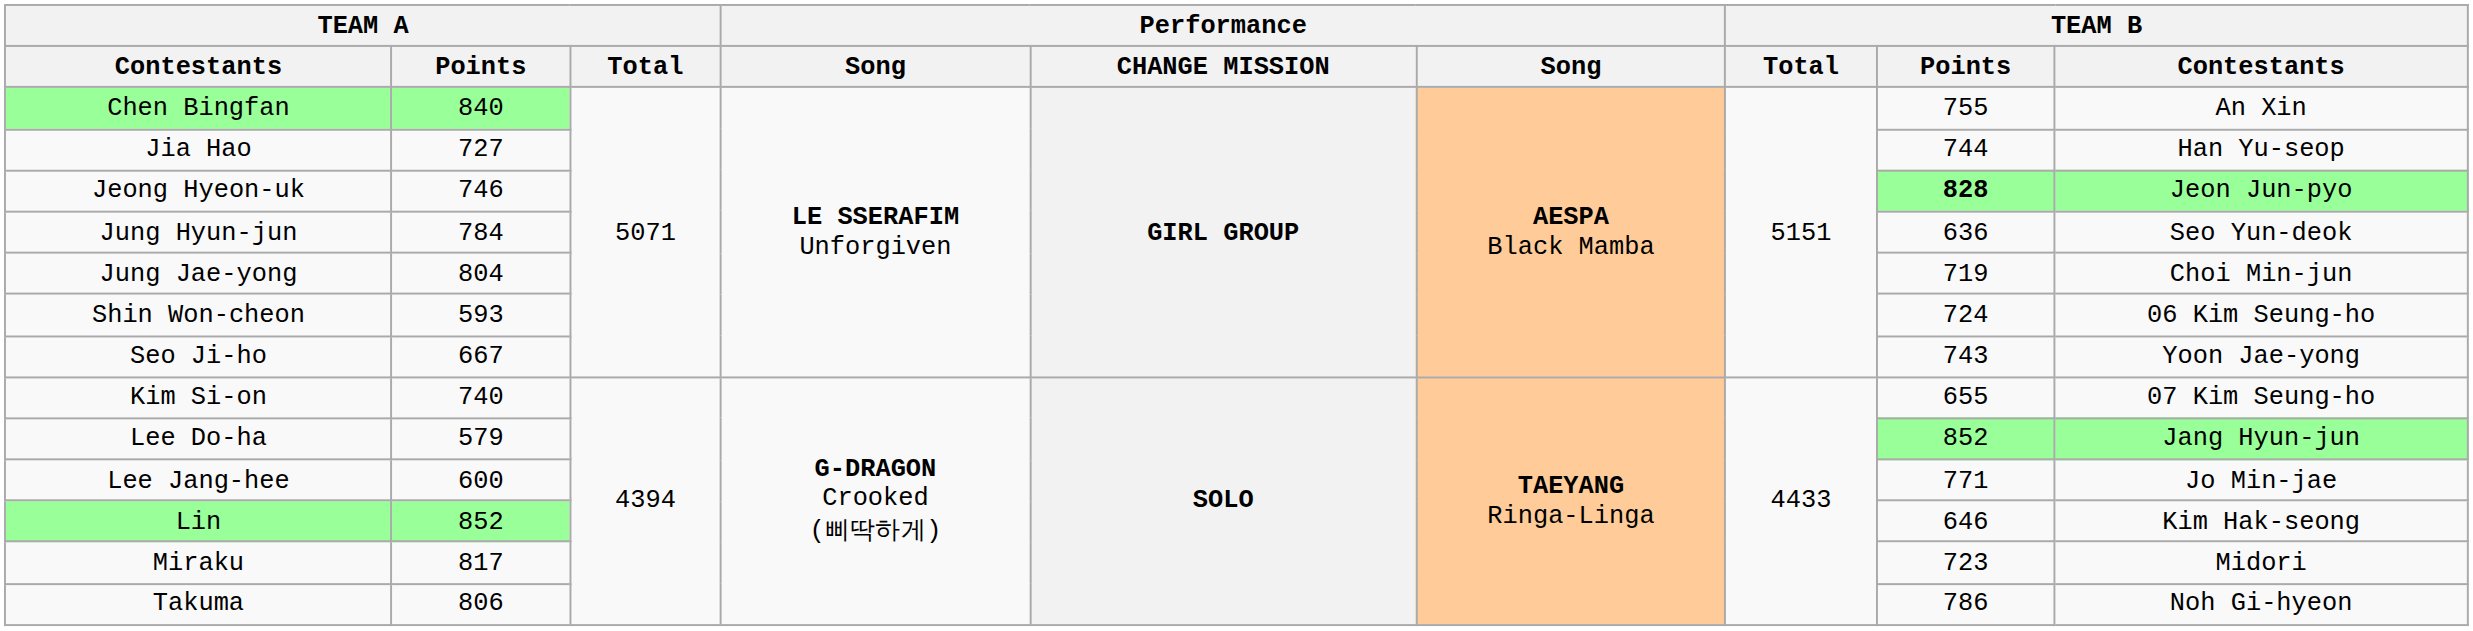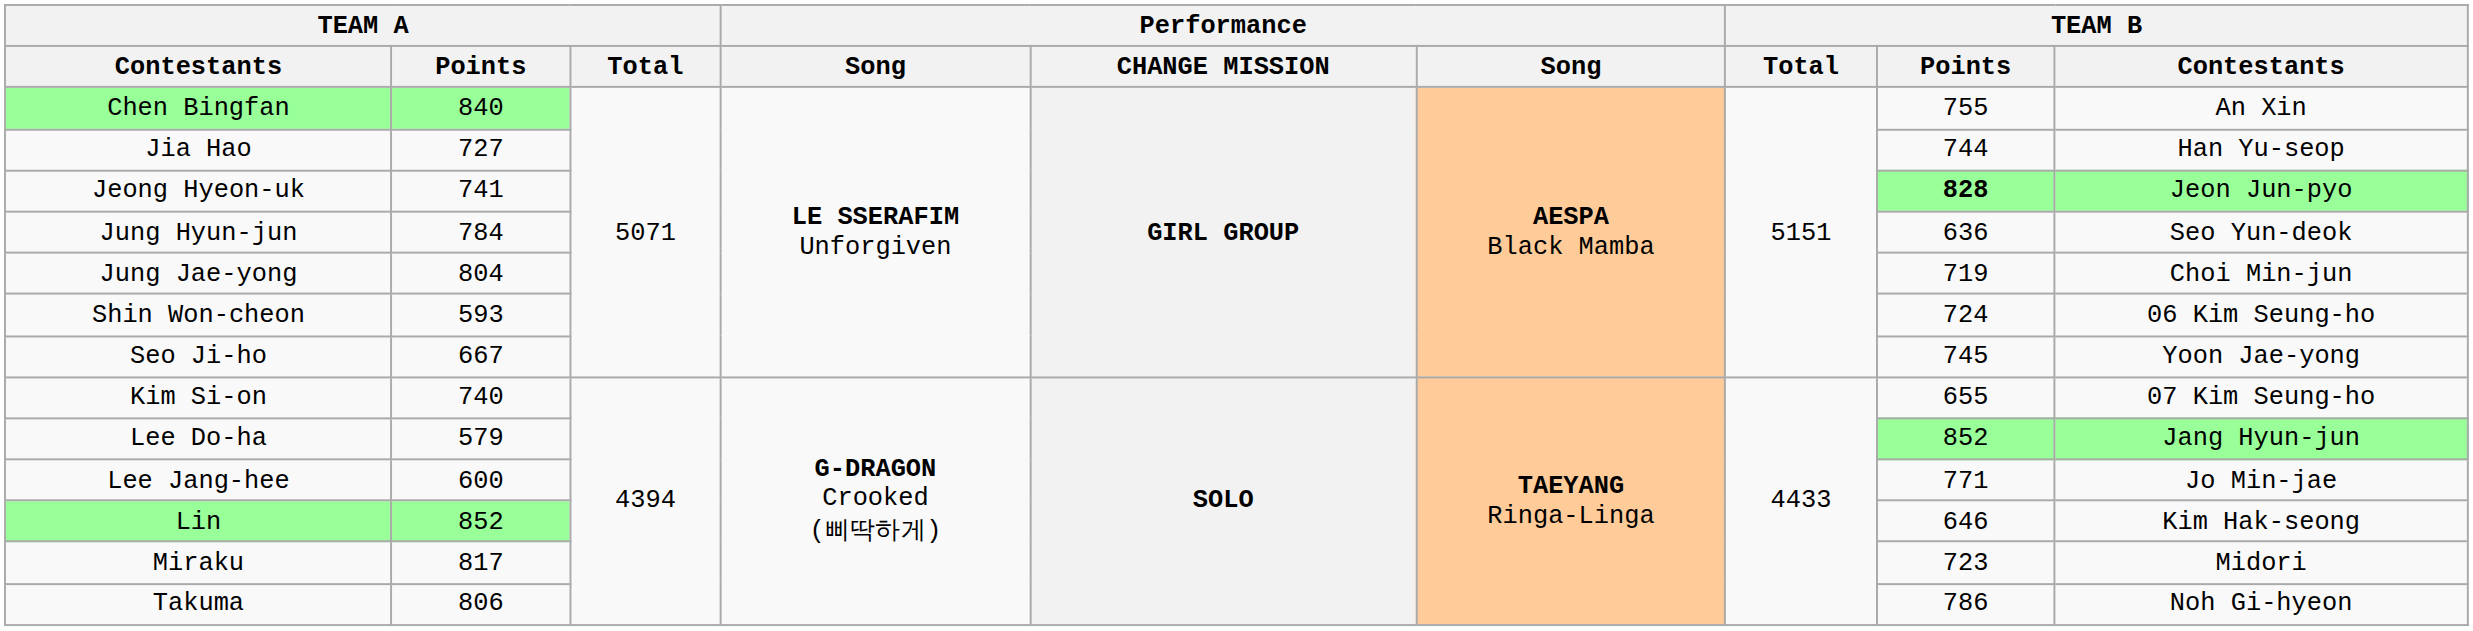(481, 191) 746 -> (481, 191) 741
(1966, 356) 743 -> (1966, 356) 745
